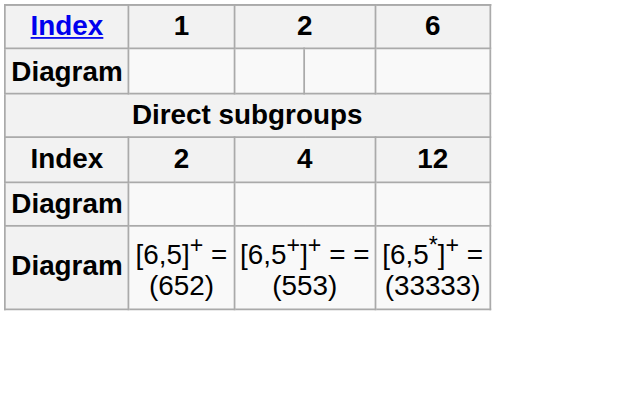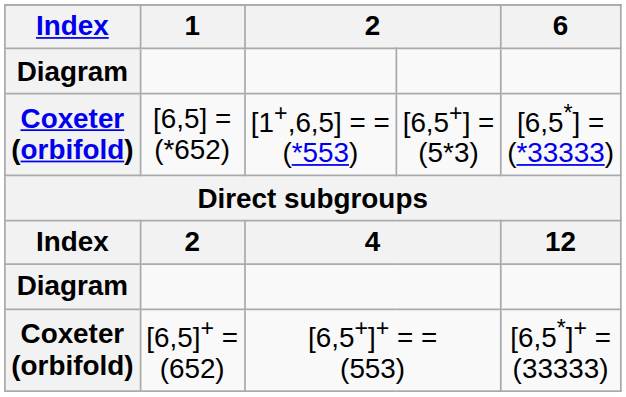+ row: (192, 134)
(67, 266) Diagram -> (72, 349) Coxeter (orbifold)
